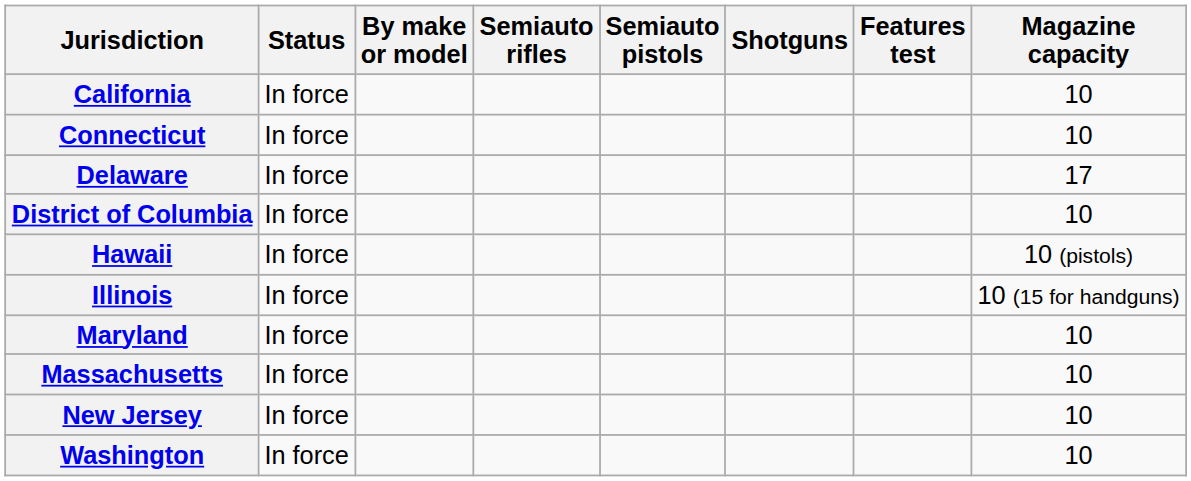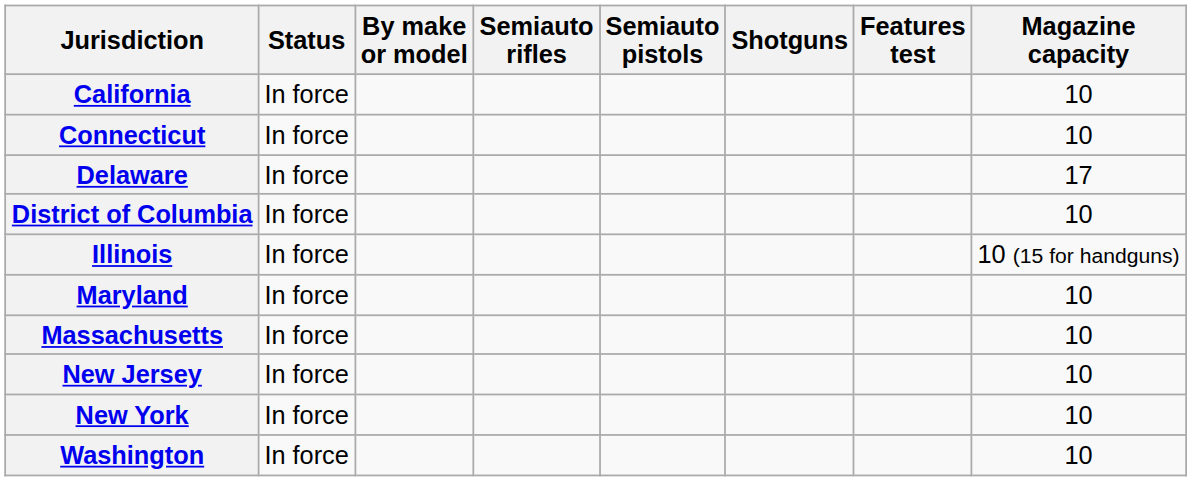- row: (132, 255)
+ row: (132, 415)
